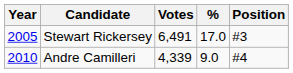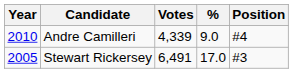rows swapped: (98, 36) <-> (90, 57)
